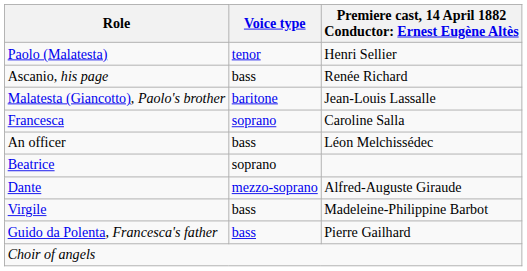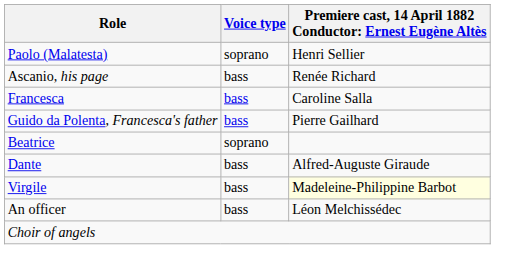(246, 53) tenor -> (246, 53) soprano
- row: (116, 98)
(254, 120) soprano -> (236, 98) bass
rows swapped: (113, 232) <-> (37, 143)
(275, 187) mezzo-soprano -> (236, 165) bass
(406, 210) no background -> (374, 187) lightyellow background
